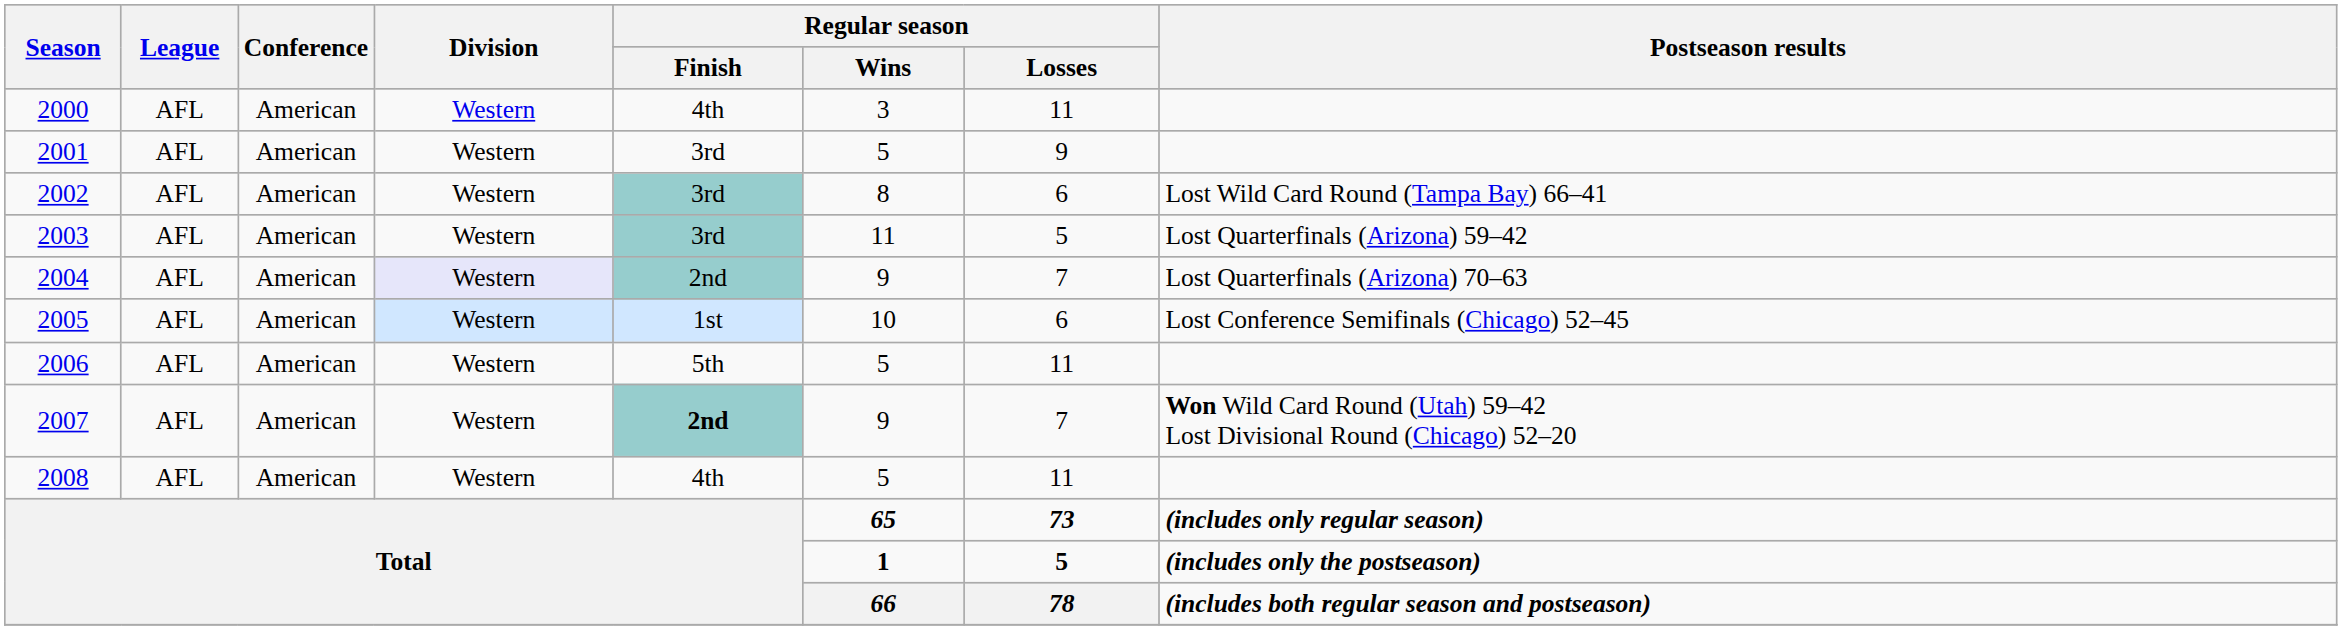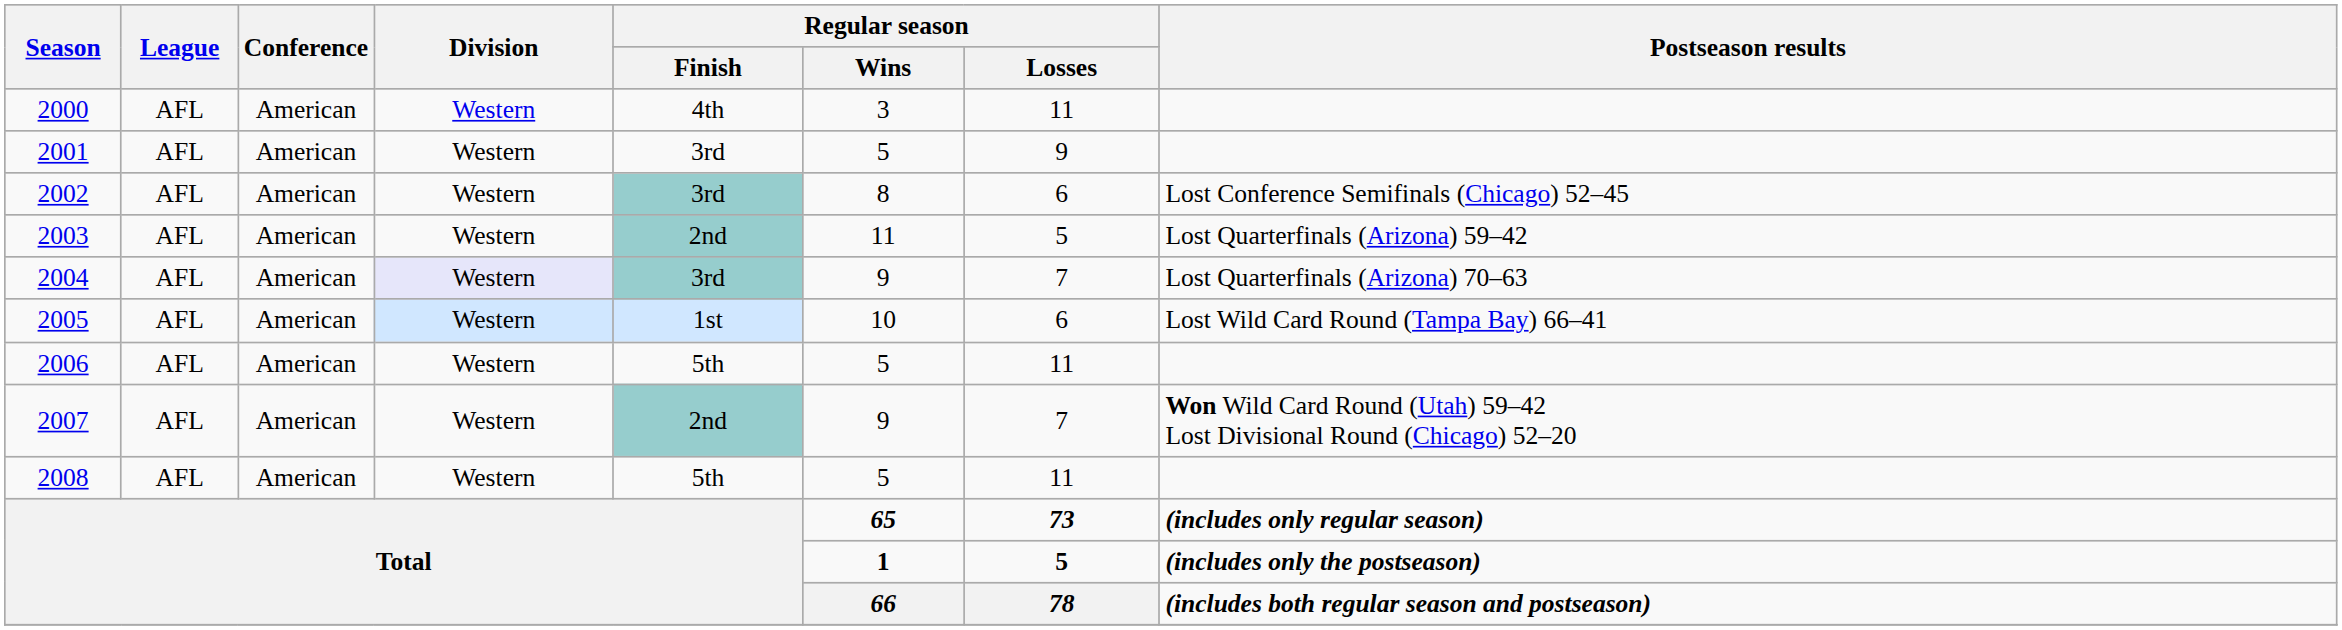(1386, 194) Lost Wild Card Round (Tampa Bay) 66–41 -> (1397, 194) Lost Conference Semifinals (Chicago) 52–45
(708, 236) 3rd -> (708, 236) 2nd
(708, 278) 2nd -> (708, 278) 3rd
(1397, 320) Lost Conference Semifinals (Chicago) 52–45 -> (1386, 320) Lost Wild Card Round (Tampa Bay) 66–41
(708, 419) bold -> (708, 419) normal
(708, 477) 4th -> (708, 477) 5th
